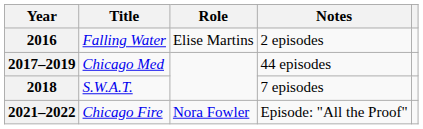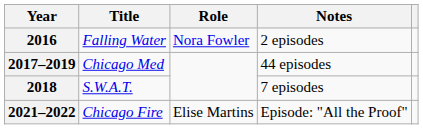(213, 40) Elise Martins -> (211, 40) Nora Fowler
(211, 111) Nora Fowler -> (213, 111) Elise Martins
